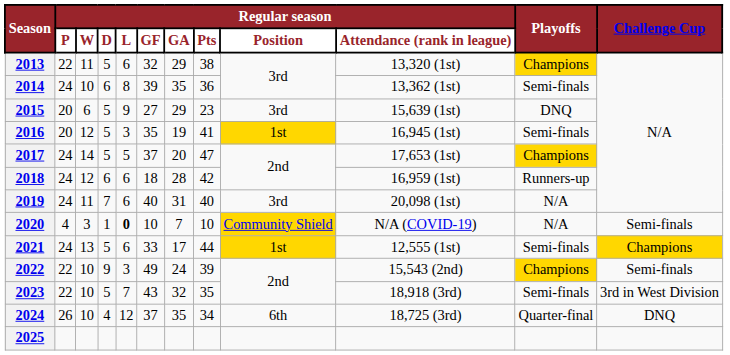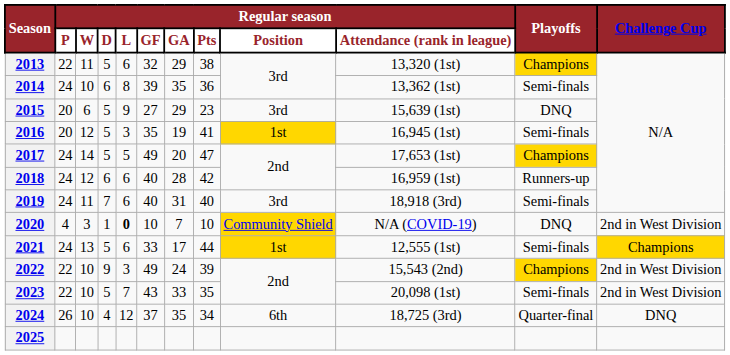(151, 155) 37 -> (151, 155) 49
(151, 178) 18 -> (151, 178) 40
(426, 201) 20,098 (1st) -> (426, 201) 18,918 (3rd)
(556, 201) N/A -> (556, 201) Semi-finals
(556, 224) N/A -> (556, 224) DNQ
(660, 224) Semi-finals -> (661, 224) 2nd in West Division
(660, 269) Semi-finals -> (661, 269) 2nd in West Division
(179, 292) 32 -> (179, 292) 33
(426, 292) 18,918 (3rd) -> (426, 292) 20,098 (1st)
(660, 292) 3rd in West Division -> (661, 292) 2nd in West Division
